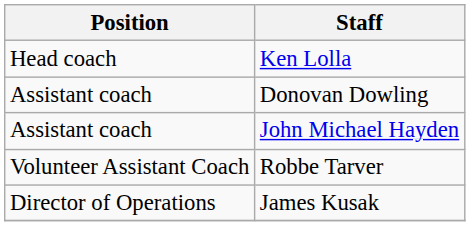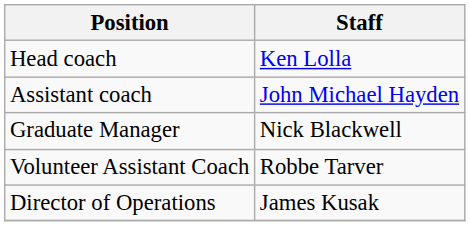- row: (344, 94)
+ row: (331, 130)
